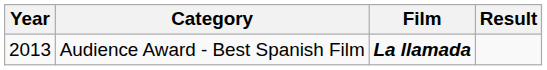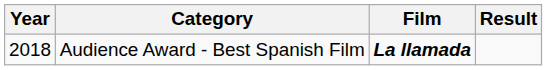(30, 49) 2013 -> (30, 49) 2018
